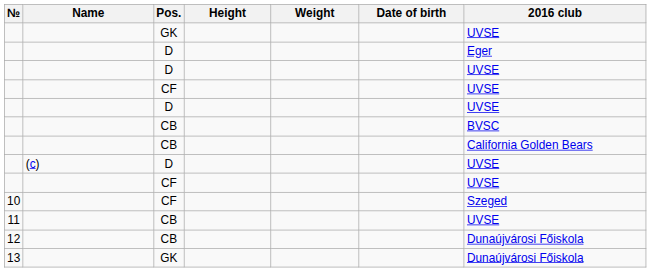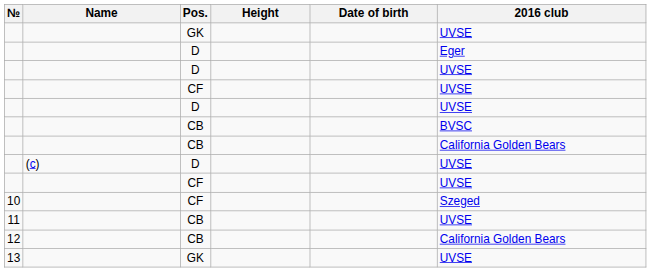- column: (315, 13)
(525, 239) Dunaújvárosi Főiskola -> (503, 239) California Golden Bears
(525, 257) Dunaújvárosi Főiskola -> (456, 257) UVSE
